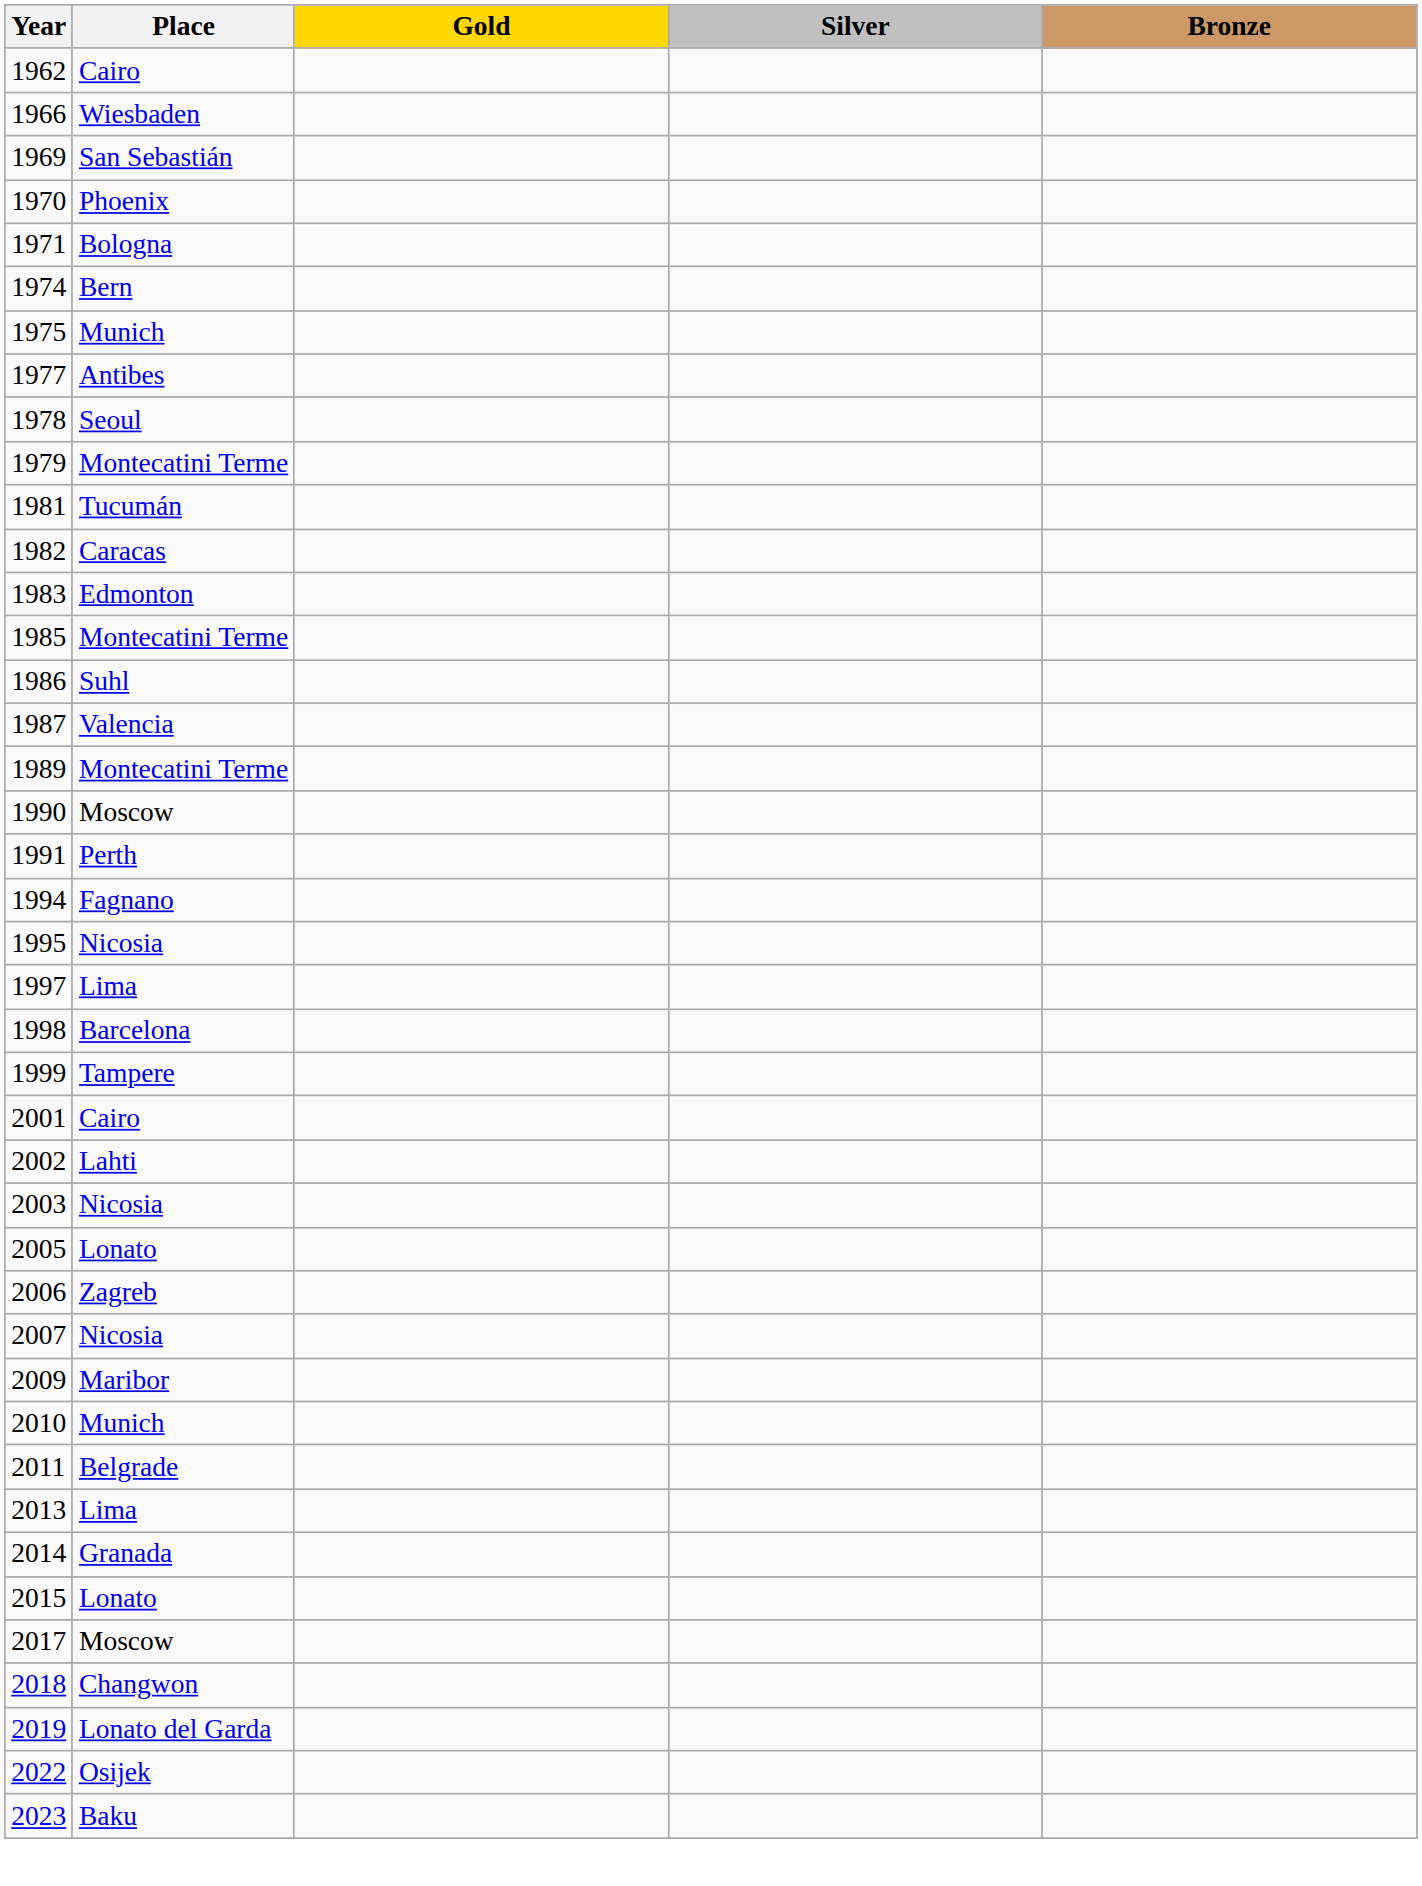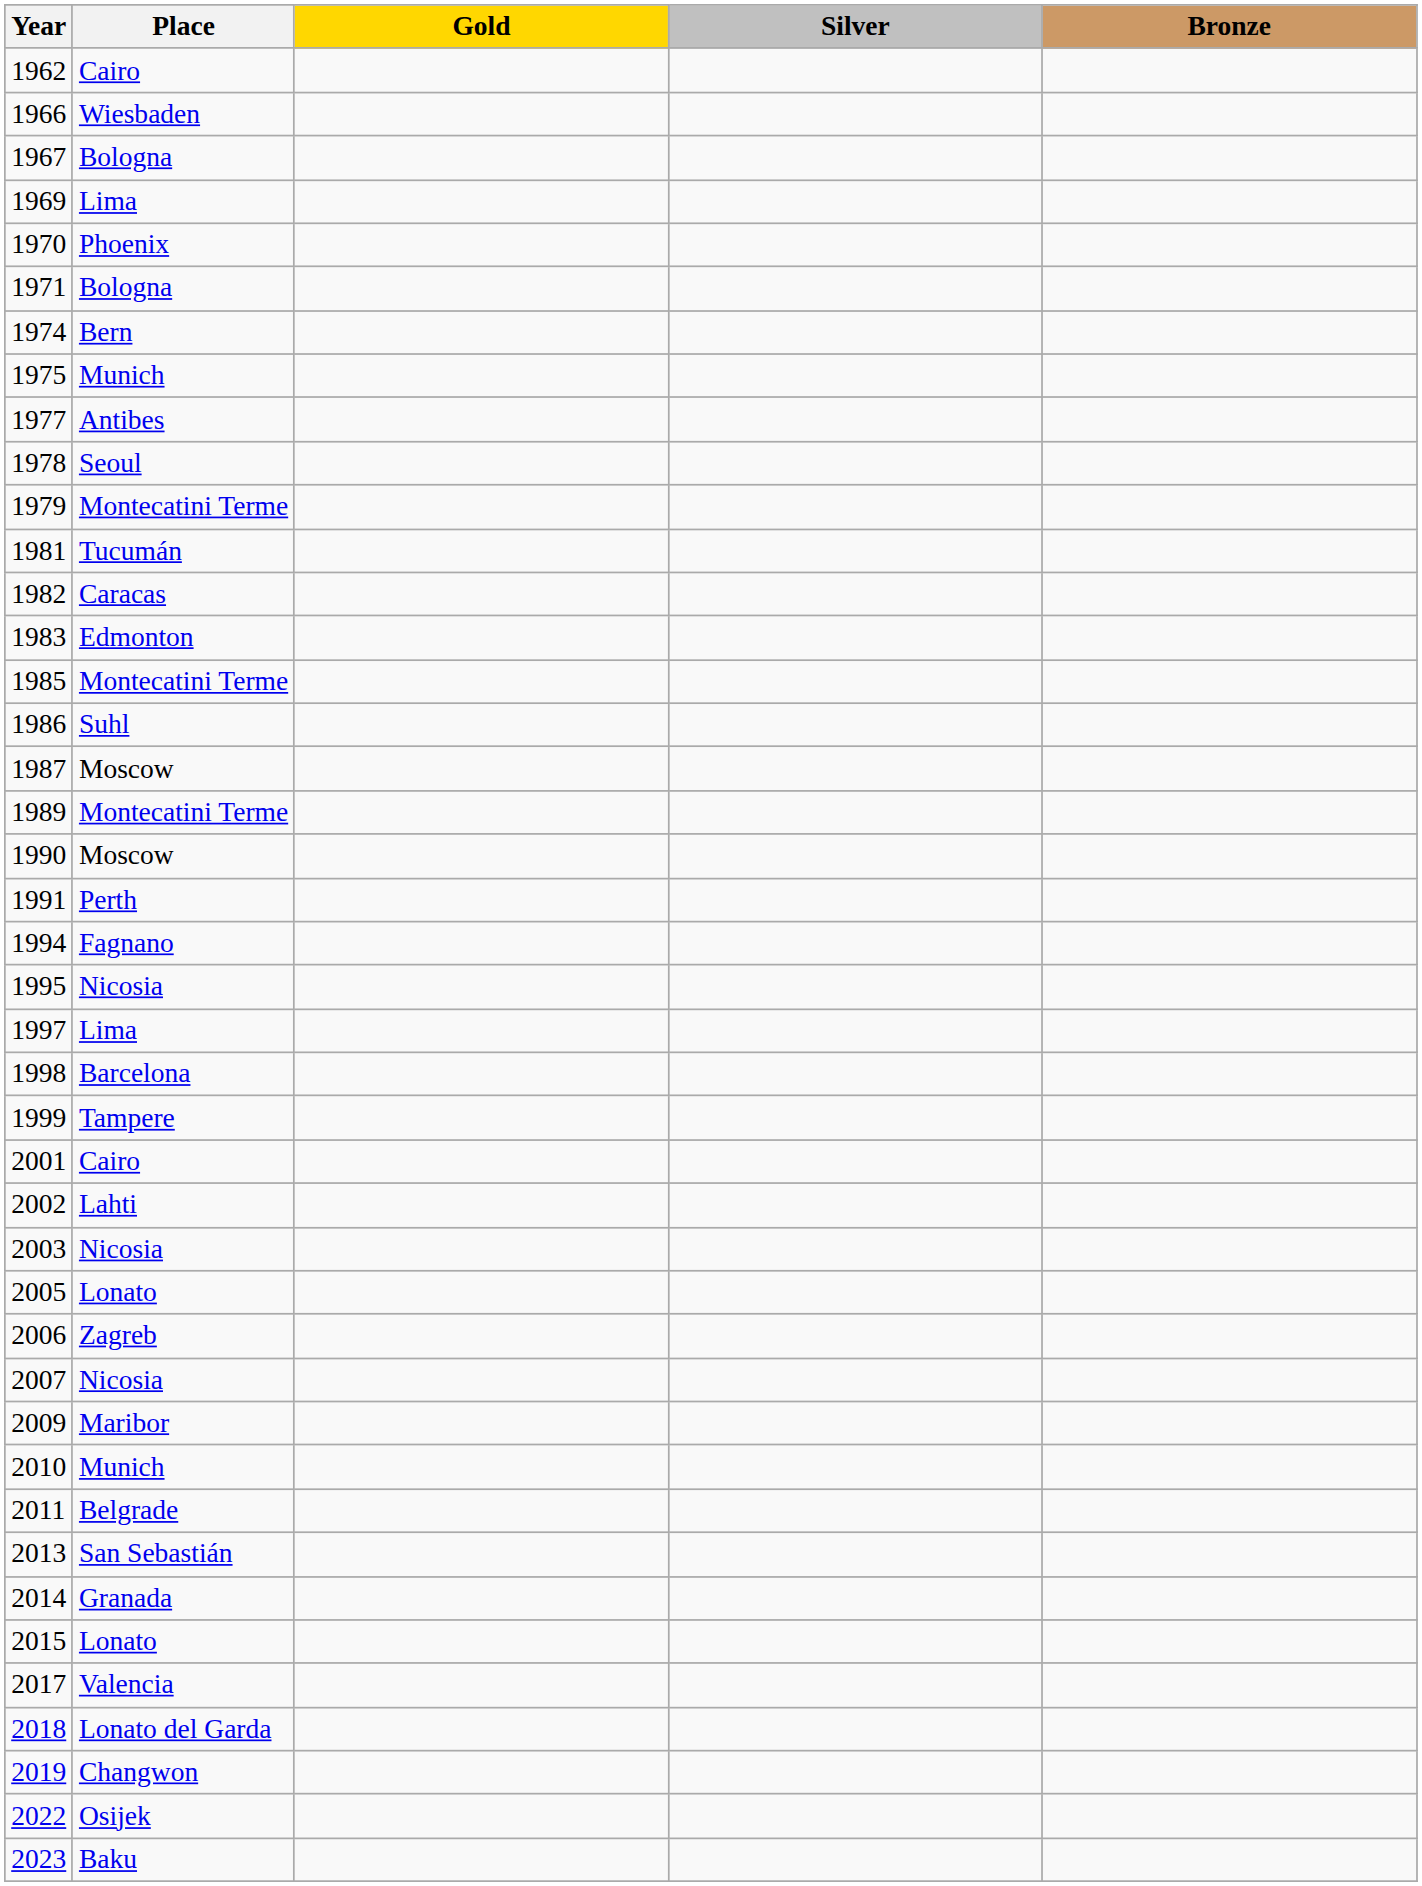+ row: (39, 157)
(156, 157) San Sebastián -> (108, 200) Lima
(126, 724) Valencia -> (126, 768) Moscow
(108, 1510) Lima -> (156, 1553) San Sebastián
(126, 1641) Moscow -> (126, 1684) Valencia
(139, 1684) Changwon -> (175, 1728) Lonato del Garda
(175, 1728) Lonato del Garda -> (139, 1772) Changwon
